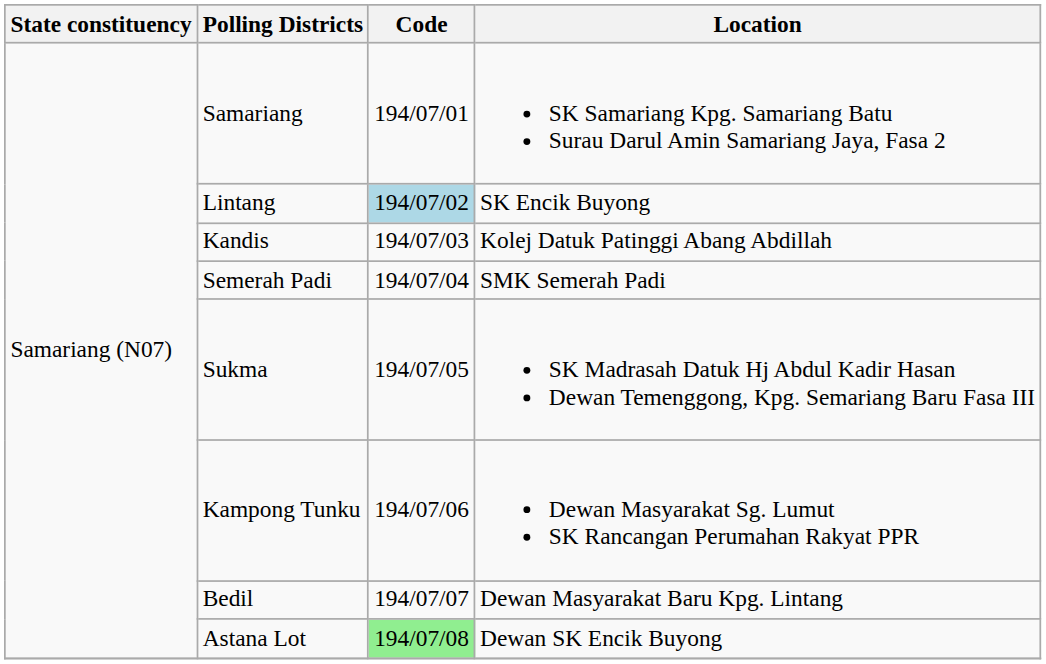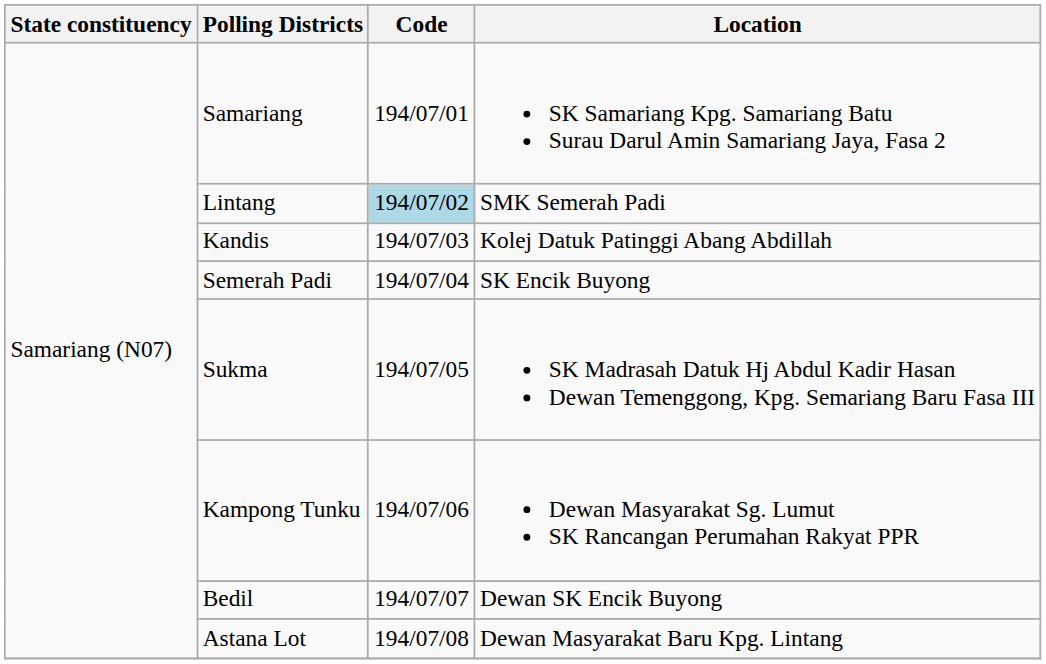(565, 202) SK Encik Buyong -> (573, 202) SMK Semerah Padi
(573, 279) SMK Semerah Padi -> (565, 279) SK Encik Buyong
(662, 598) Dewan Masyarakat Baru Kpg. Lintang -> (601, 598) Dewan SK Encik Buyong
(422, 637) lightgreen background -> (422, 637) no background
(601, 637) Dewan SK Encik Buyong -> (662, 637) Dewan Masyarakat Baru Kpg. Lintang
